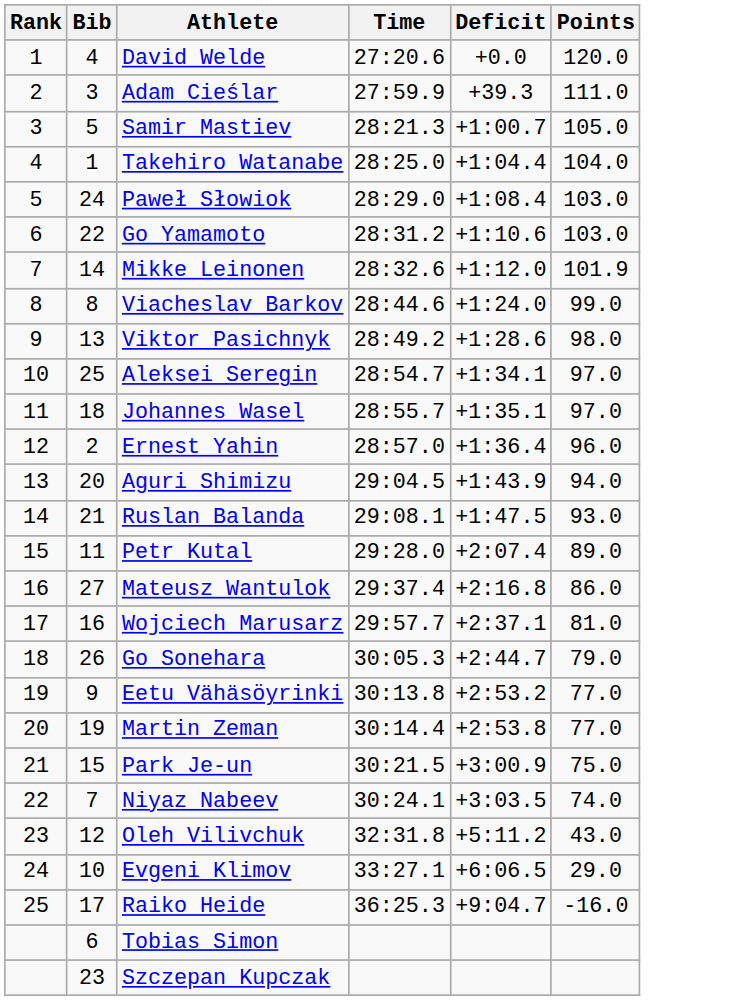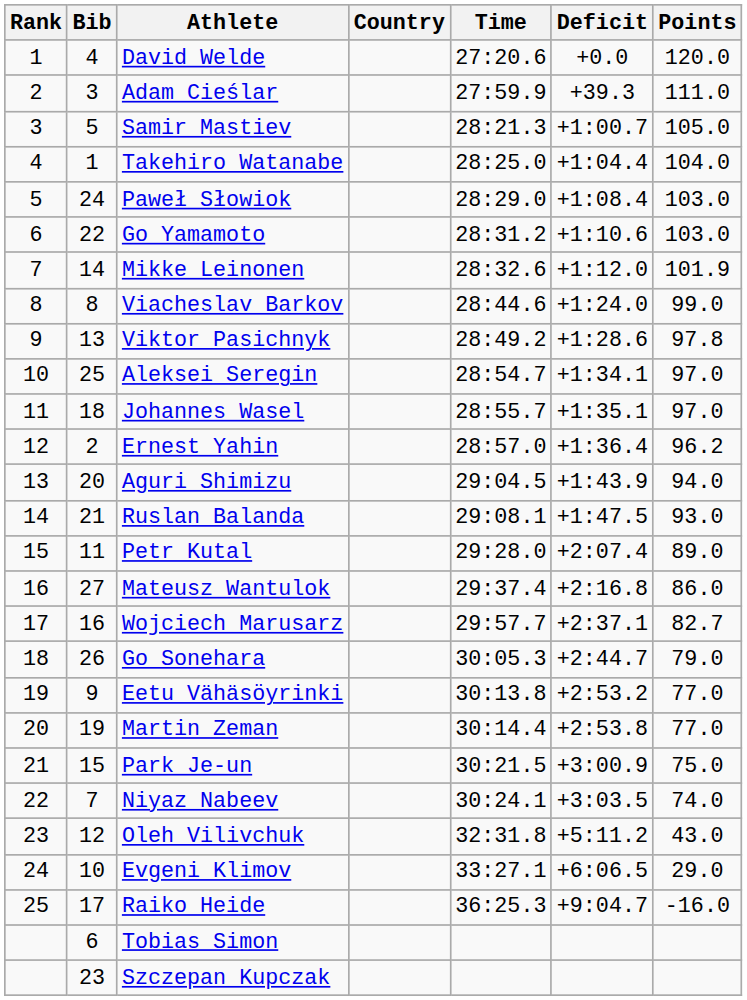+ column: (399, 23)
(596, 341) 98.0 -> (697, 341) 97.8
(596, 447) 96.0 -> (697, 447) 96.2
(596, 624) 81.0 -> (697, 624) 82.7
